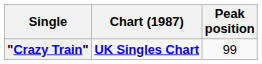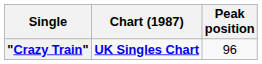(230, 49) 99 -> (230, 49) 96
